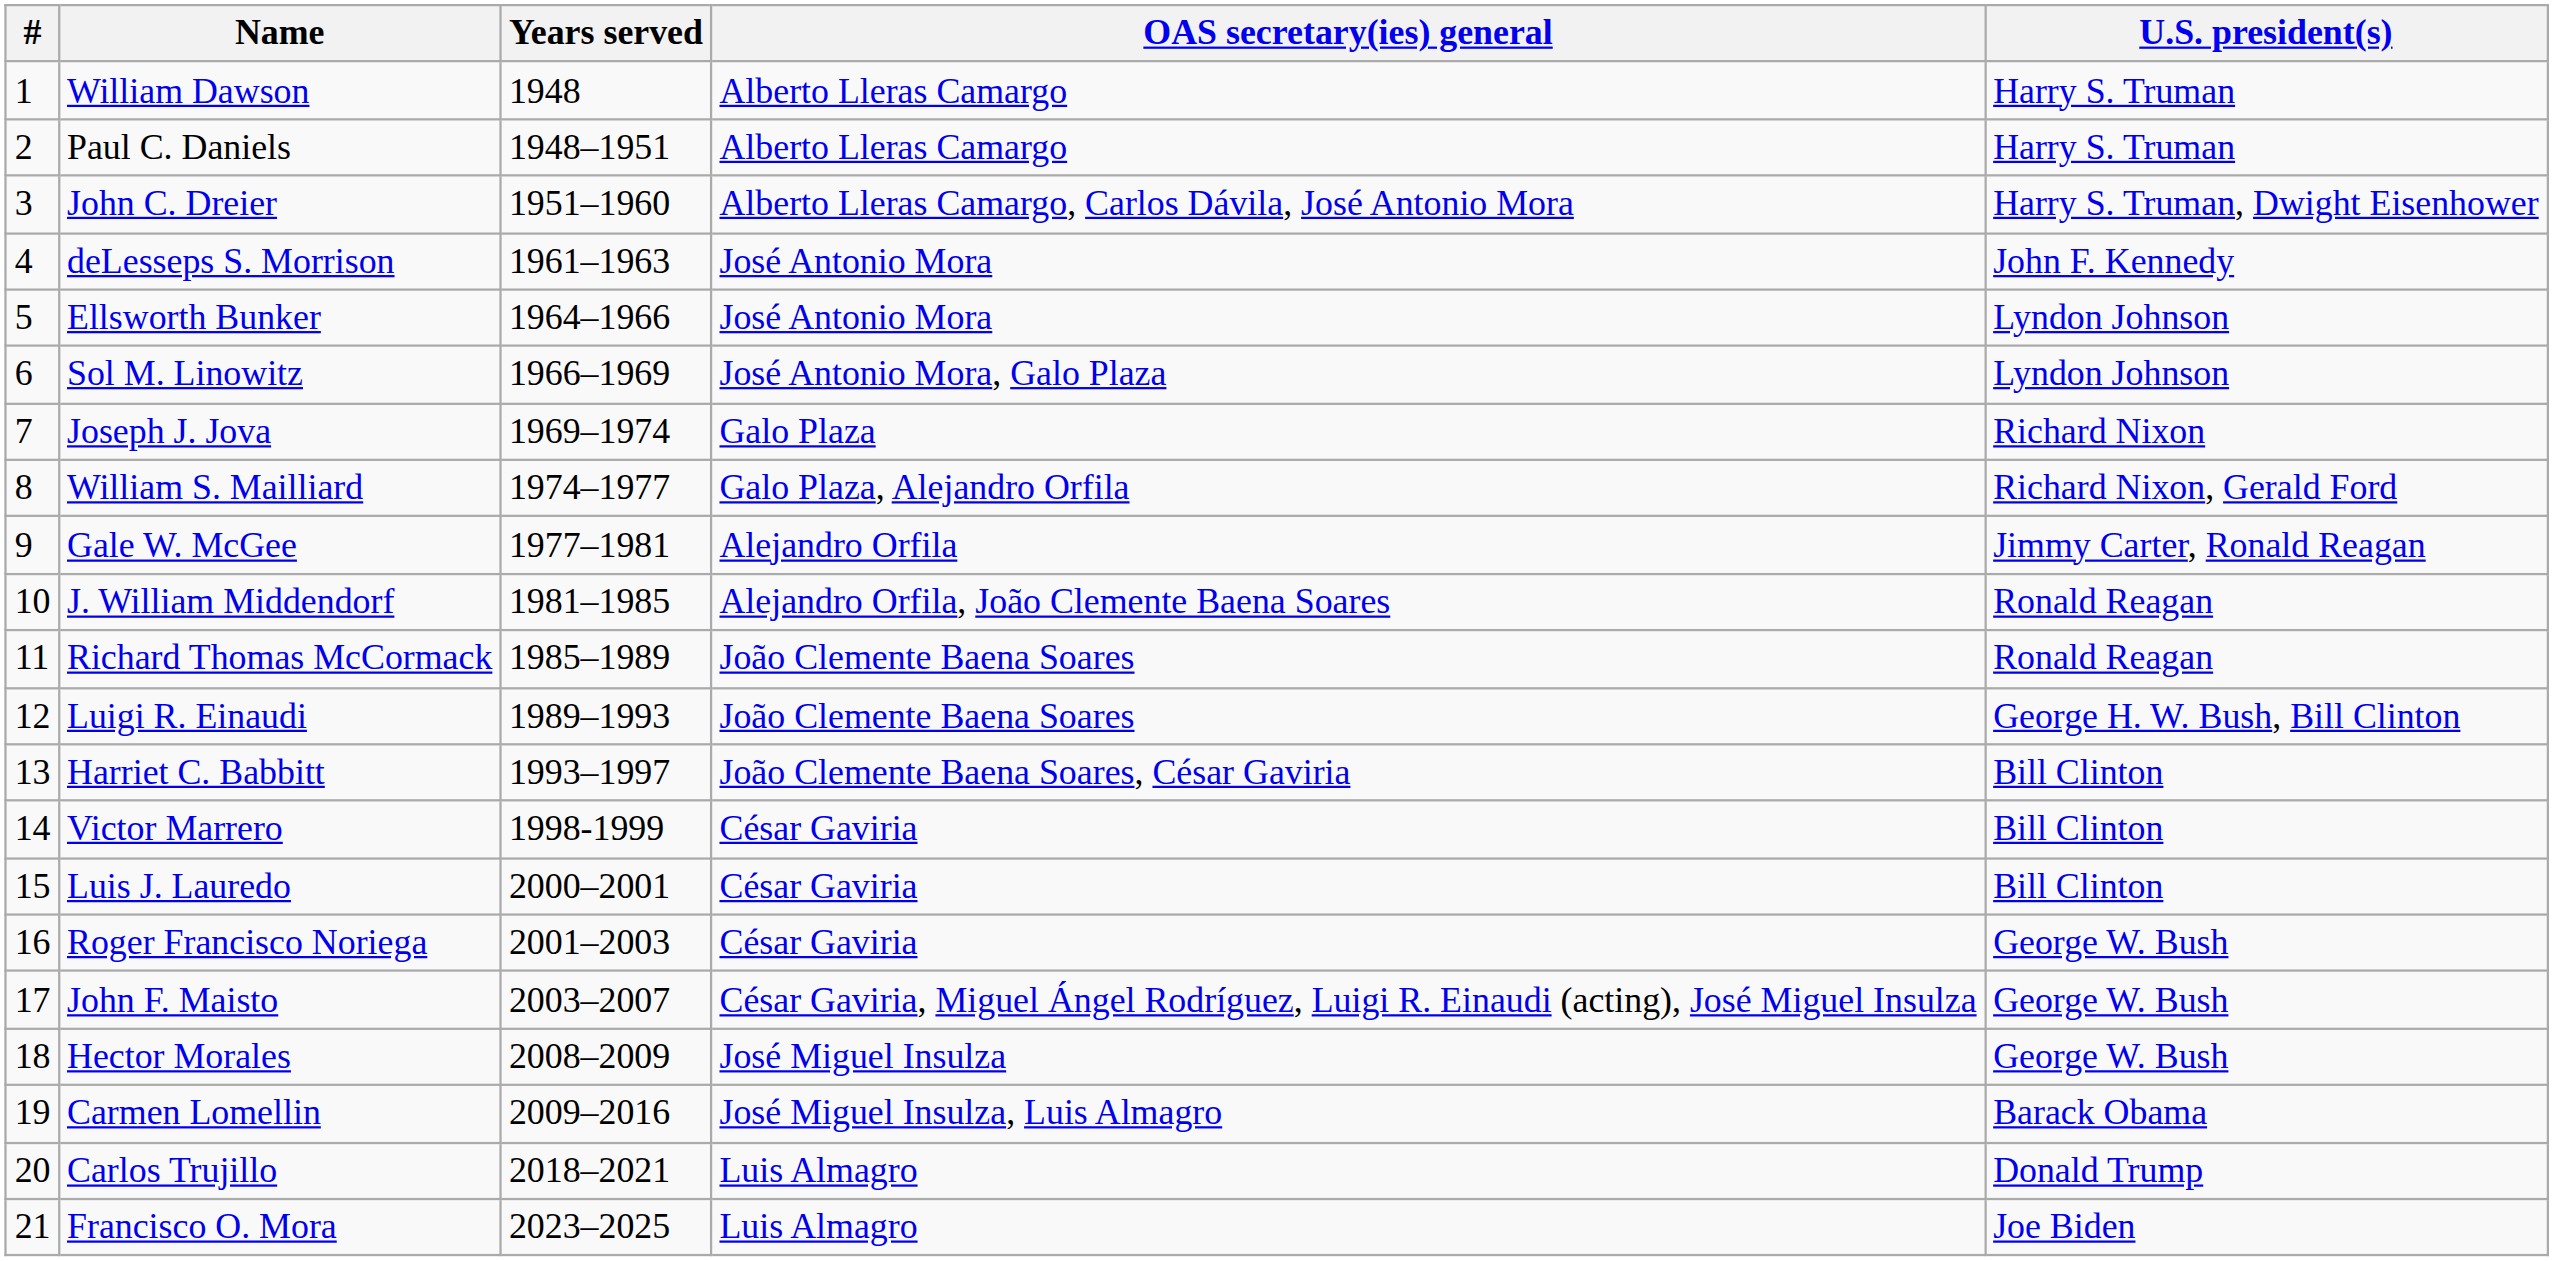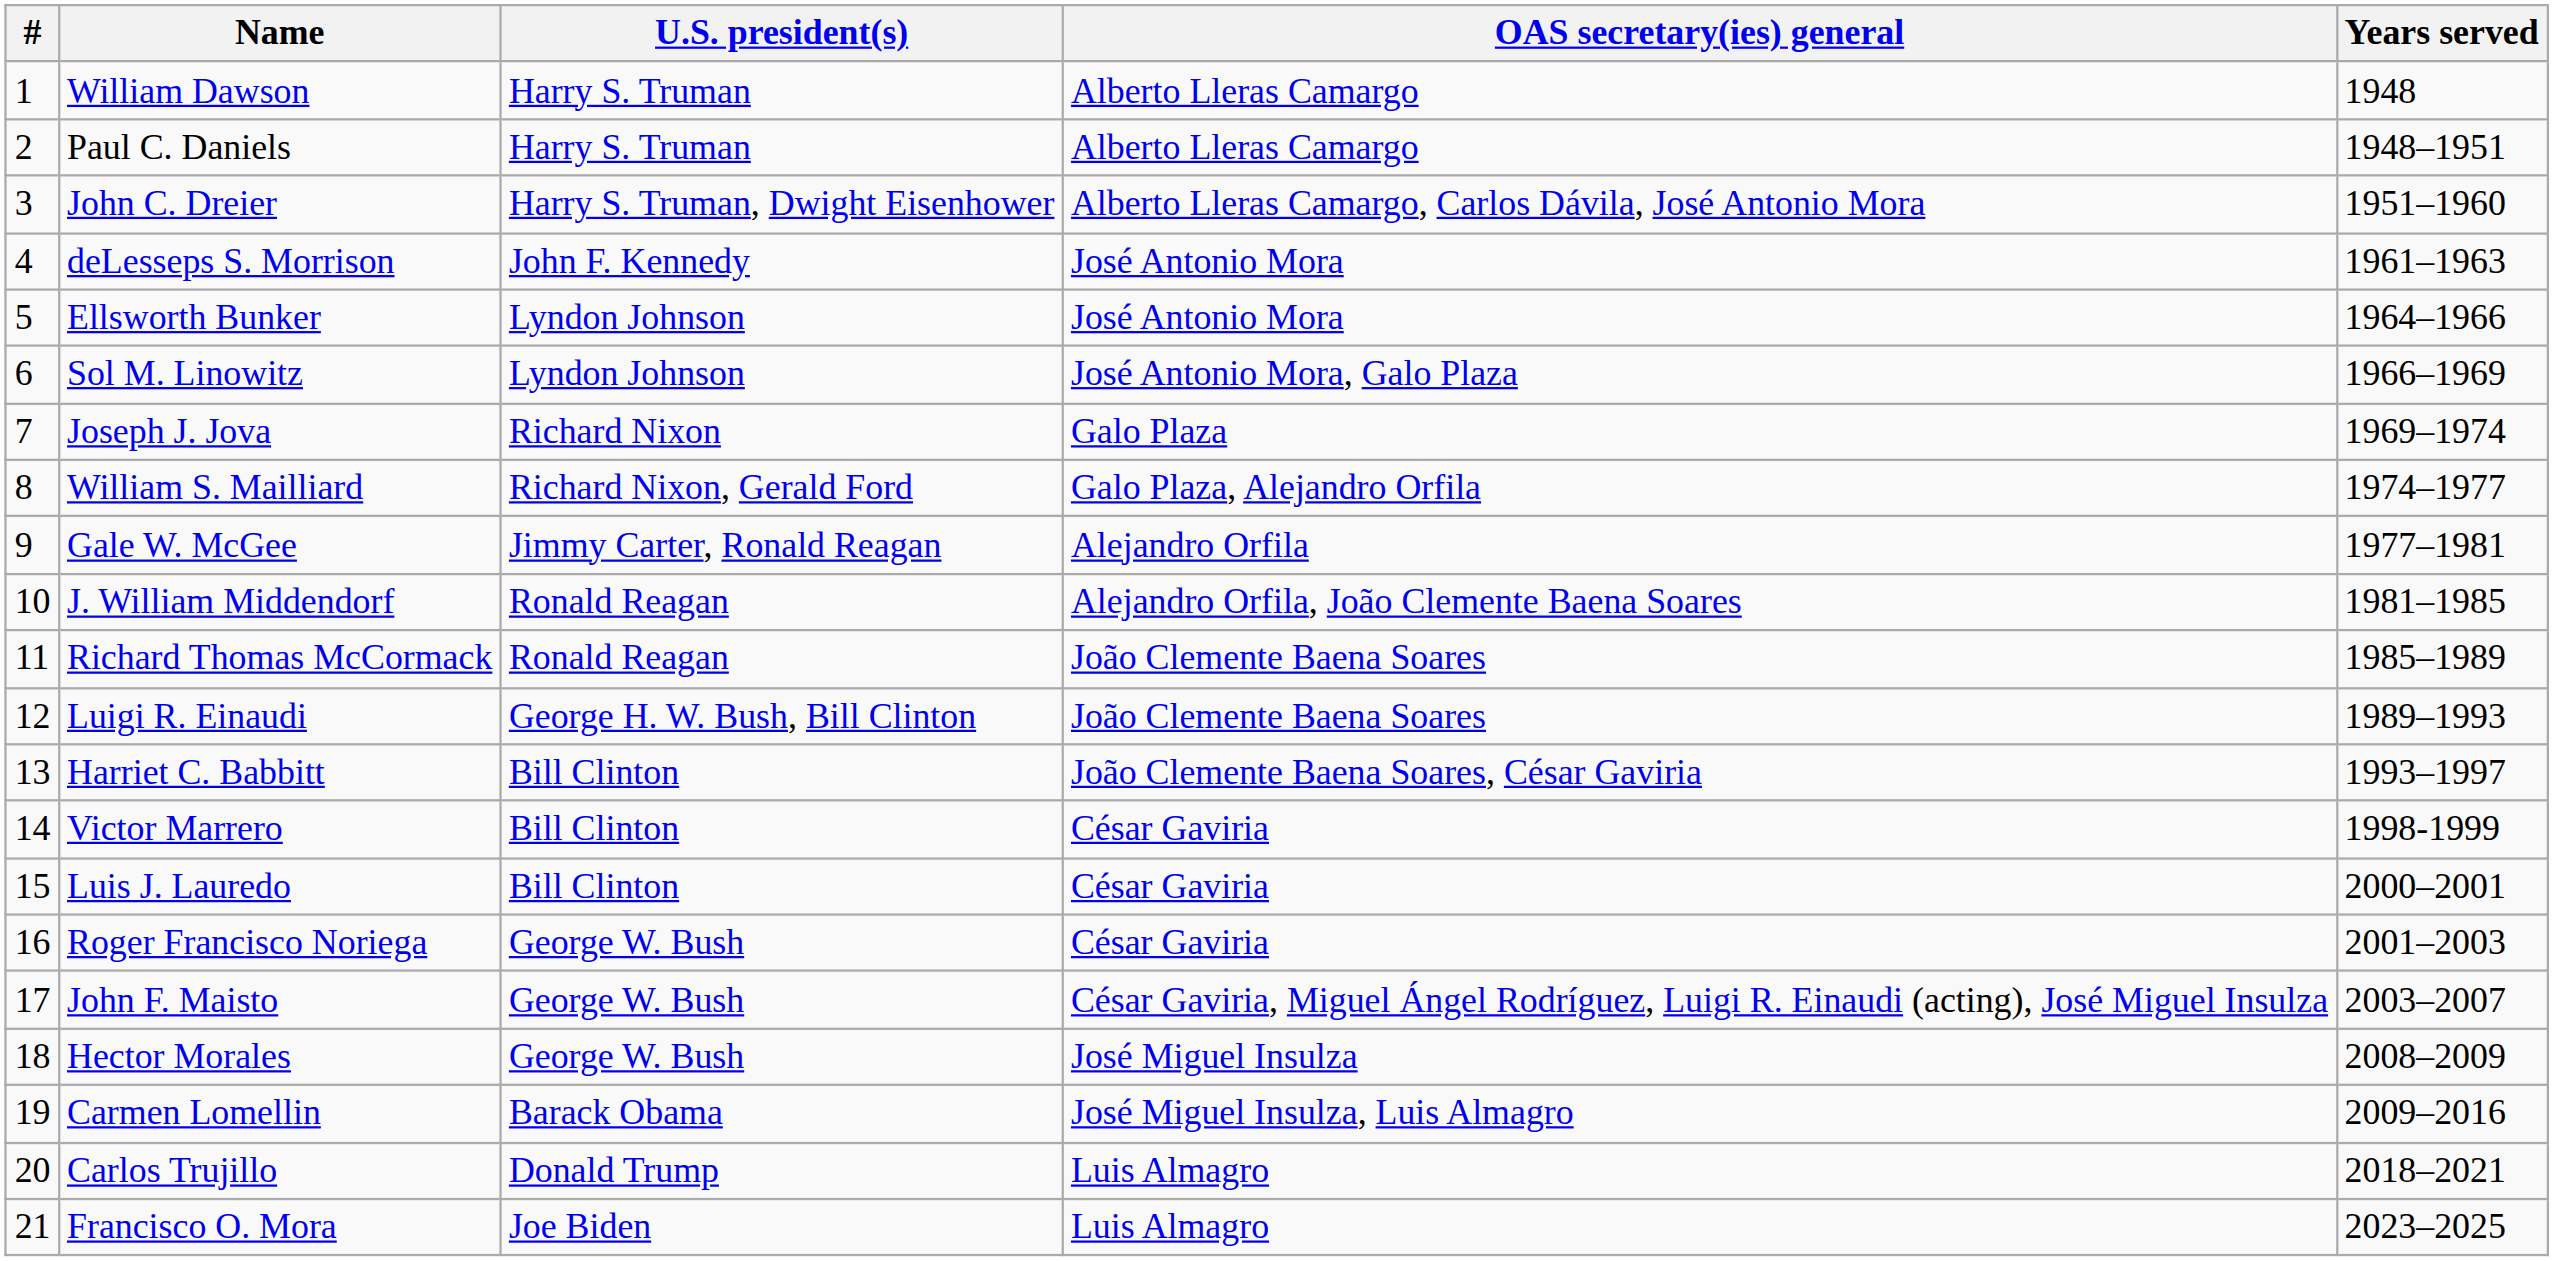columns swapped: (606, 32) <-> (2266, 32)
